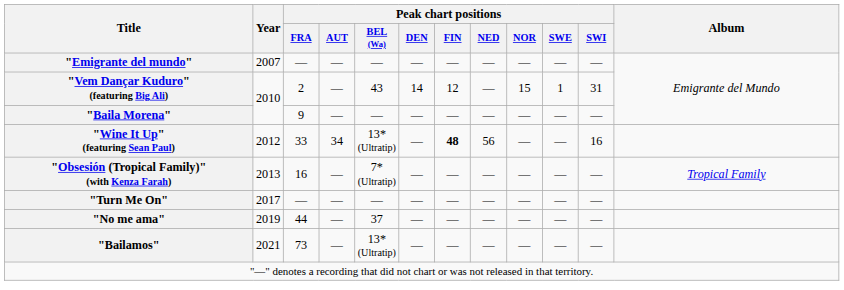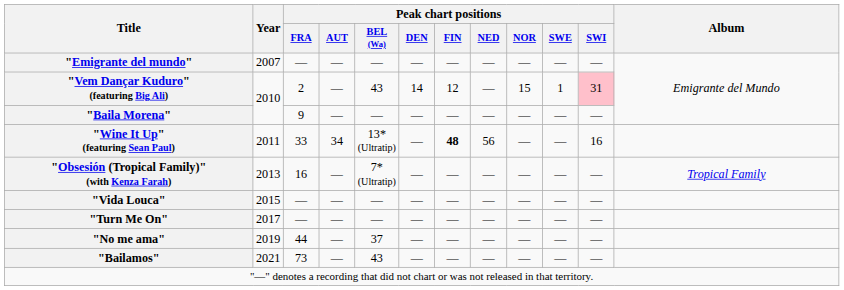(596, 88) no background -> (596, 88) pink background
(268, 141) 2012 -> (268, 141) 2011
+ row: (129, 200)
(377, 245) 13* (Ultratip) -> (377, 257) 43
